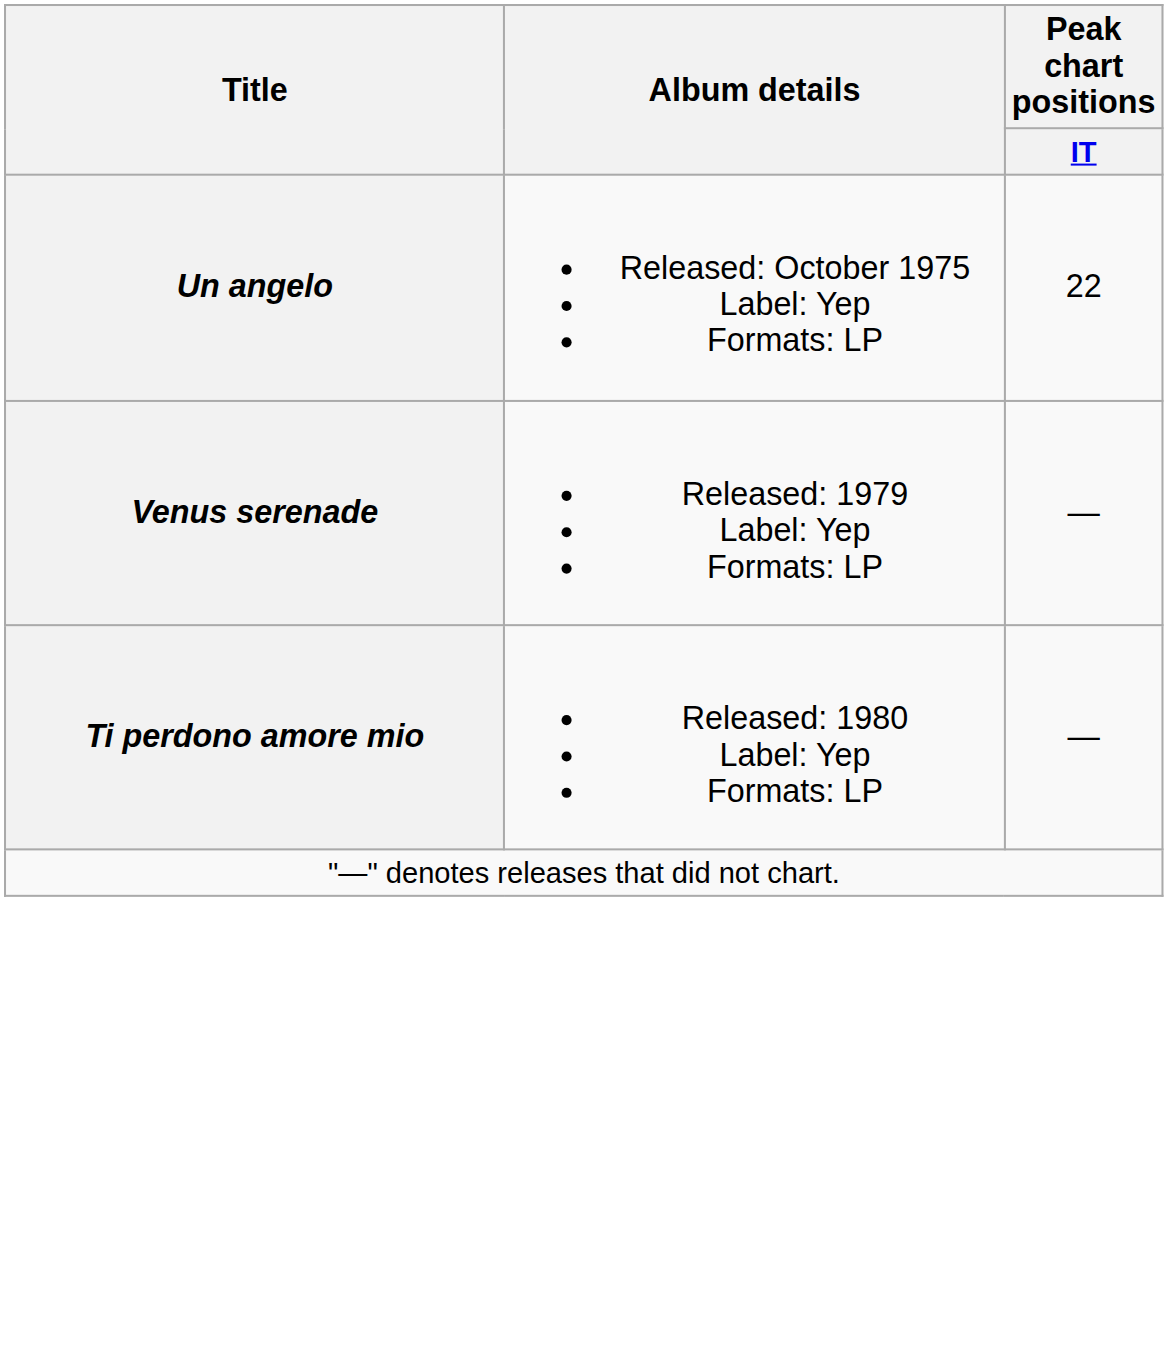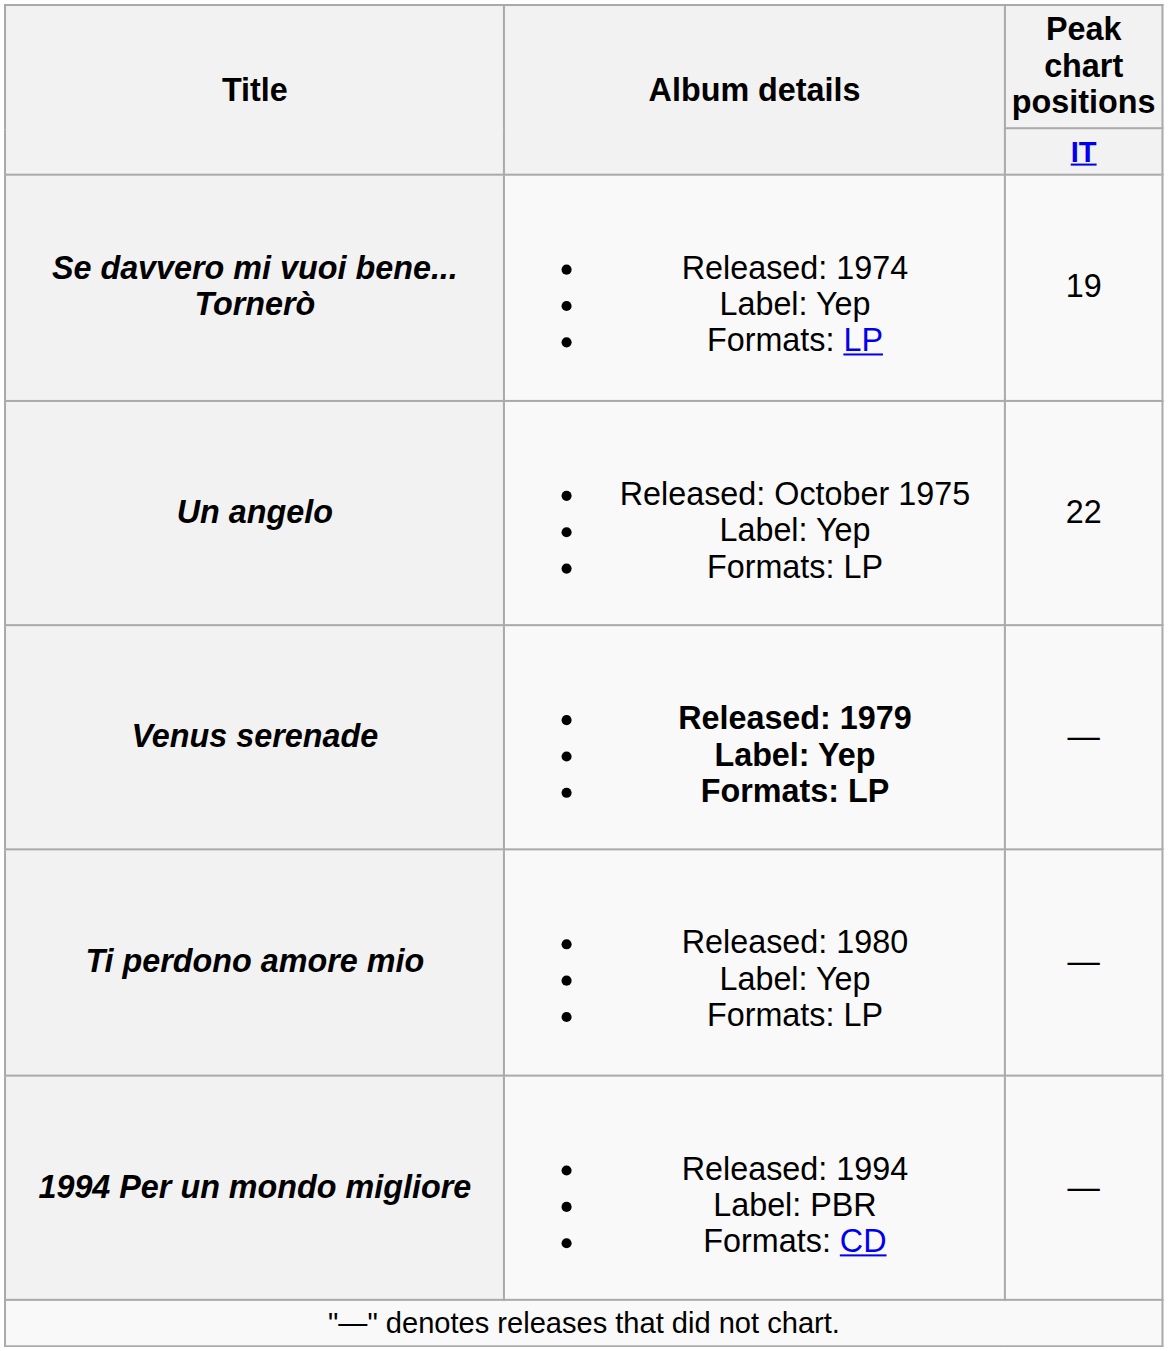+ row: (255, 286)
(755, 531) normal -> (755, 756) bold
+ row: (255, 1186)
